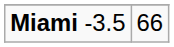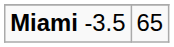(150, 23) 66 -> (150, 23) 65
